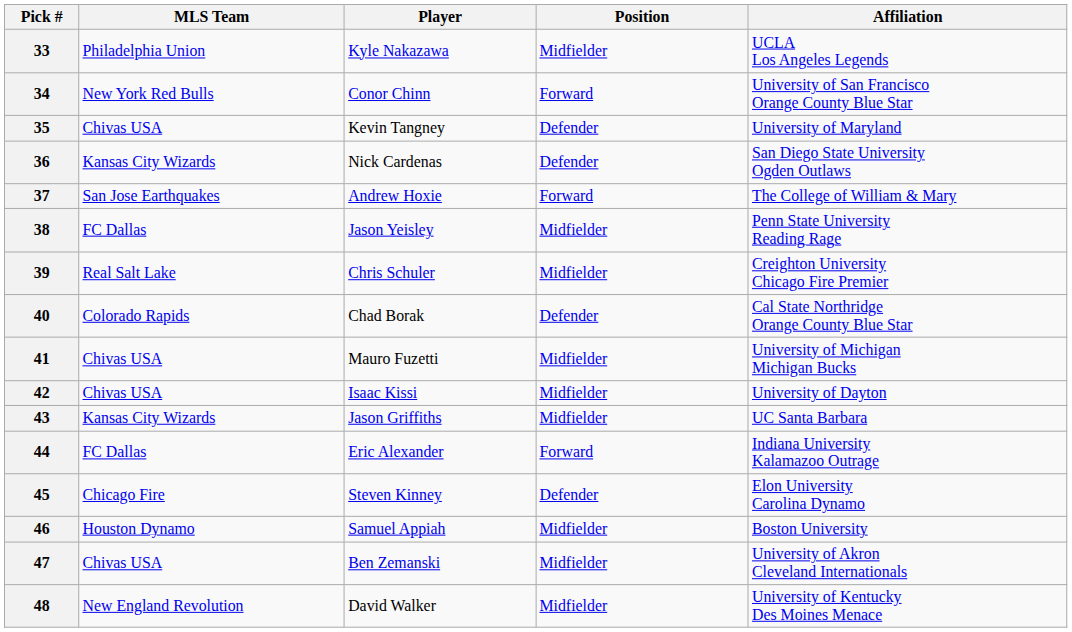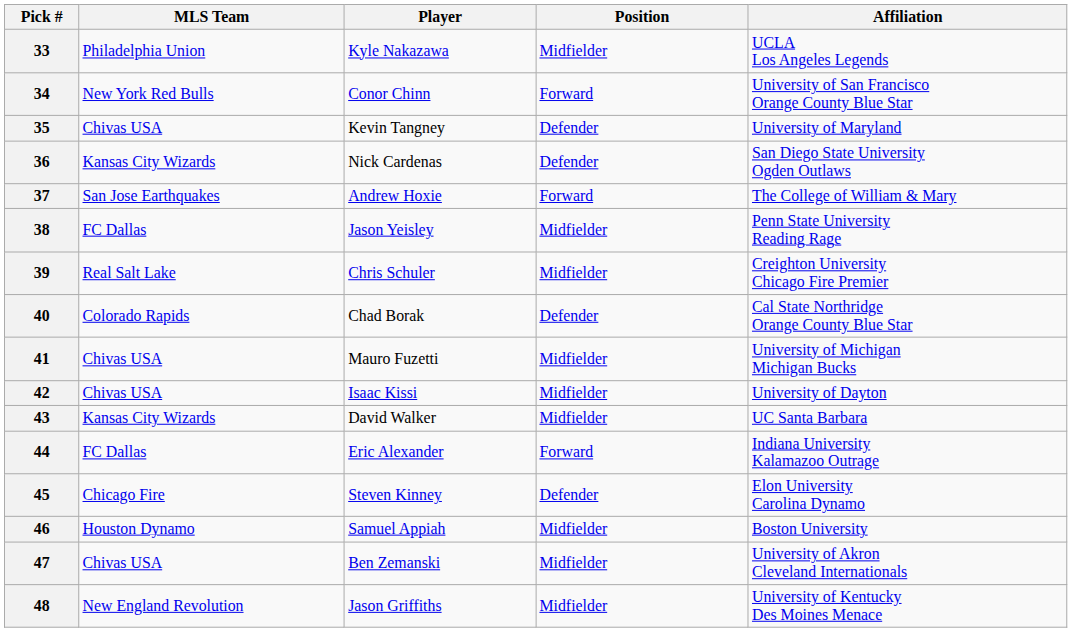(395, 418) Jason Griffiths -> (392, 418) David Walker
(392, 606) David Walker -> (395, 606) Jason Griffiths
